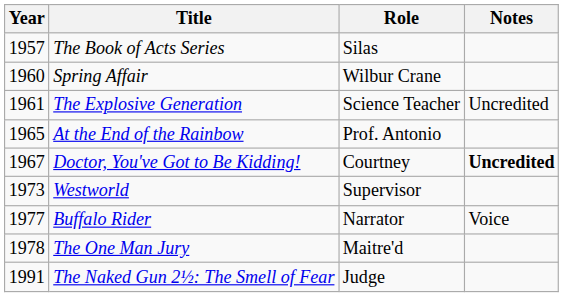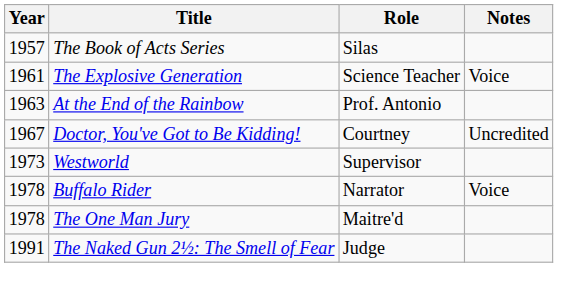- row: (101, 76)
(509, 104) Uncredited -> (489, 76) Voice
(27, 133) 1965 -> (27, 104) 1963
(511, 162) bold -> (509, 133) normal
(27, 219) 1977 -> (27, 190) 1978
